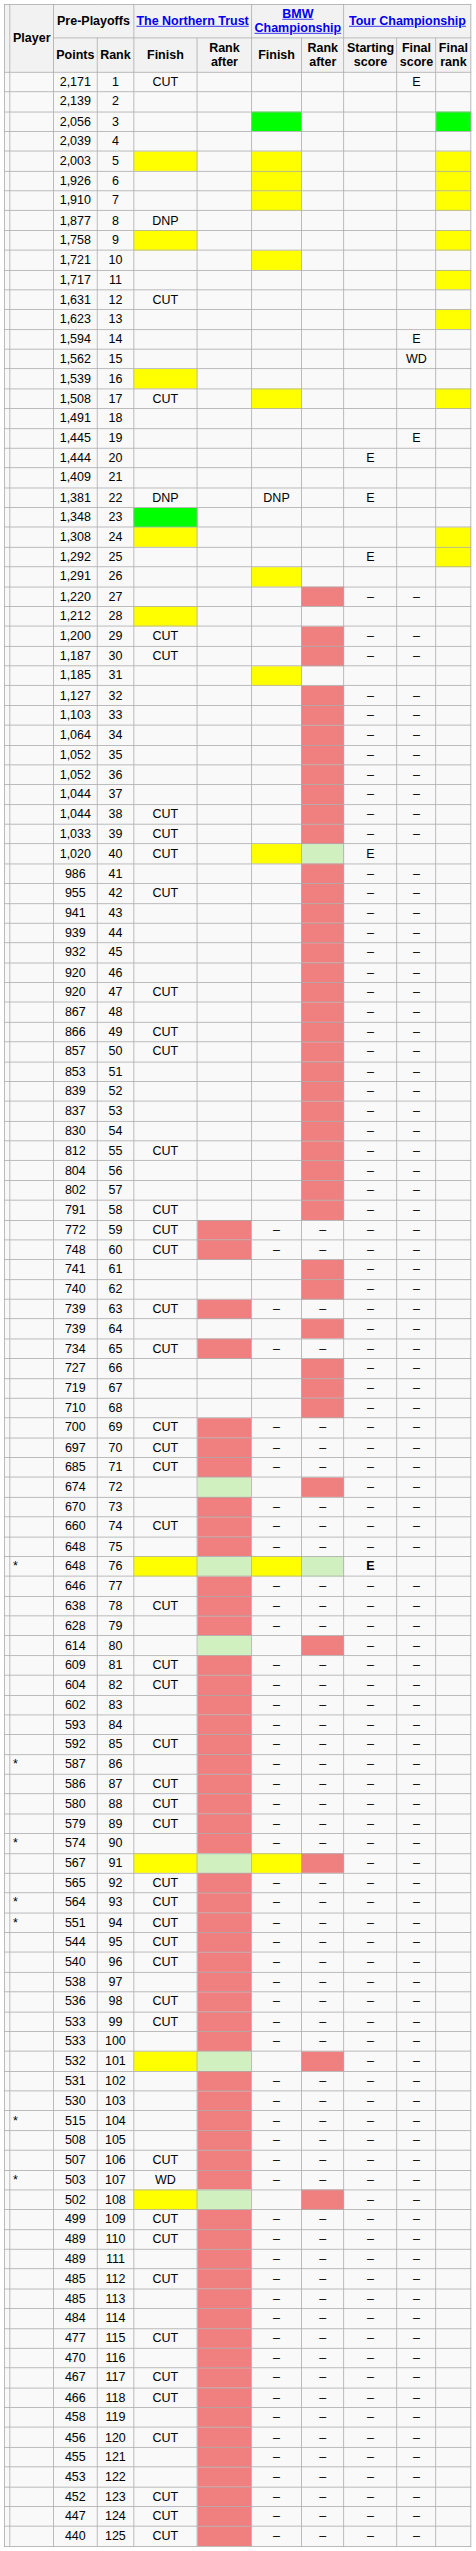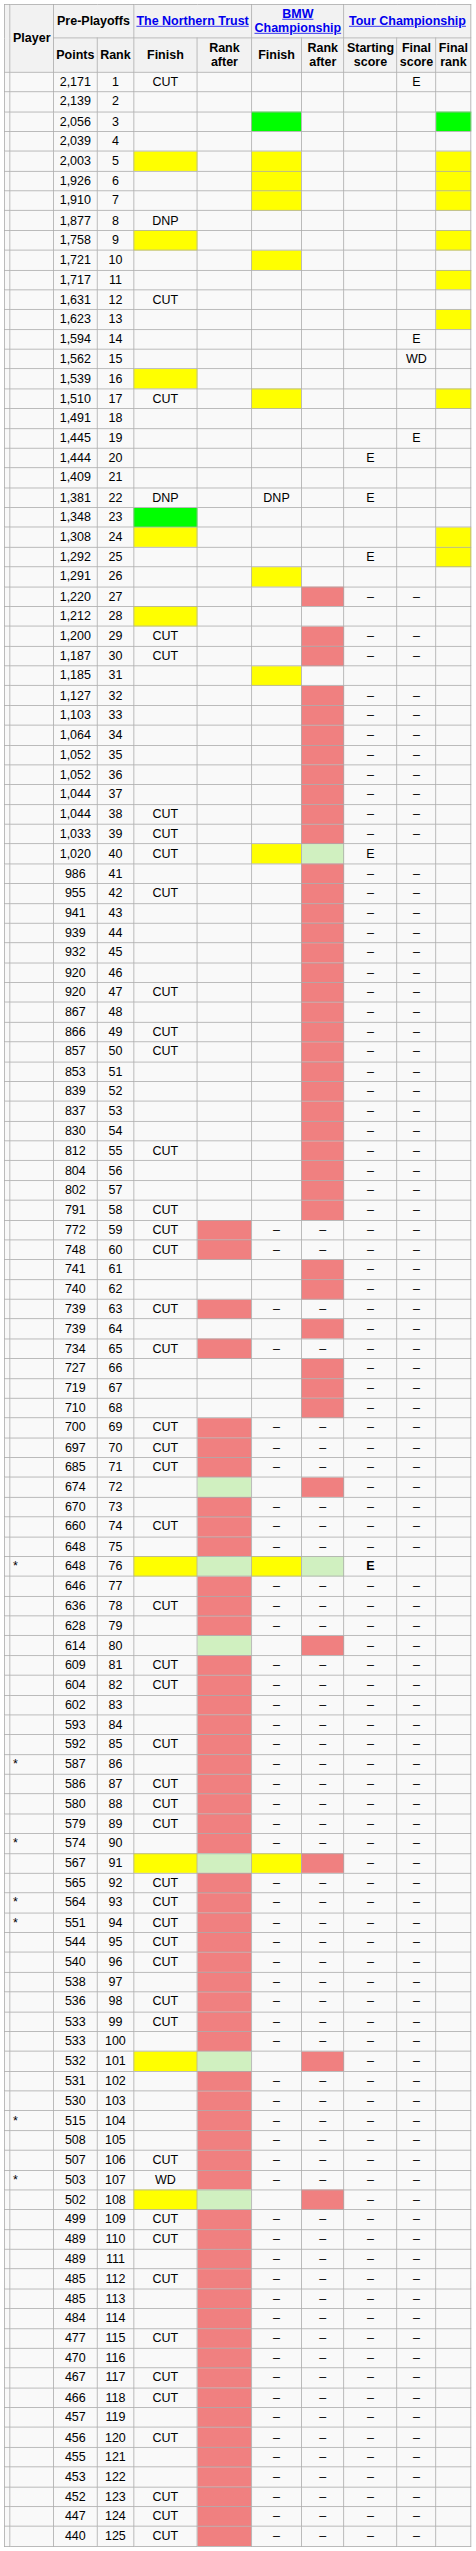(75, 398) 1,508 -> (75, 398) 1,510
(75, 1606) 638 -> (75, 1606) 636
(75, 2417) 458 -> (75, 2417) 457
